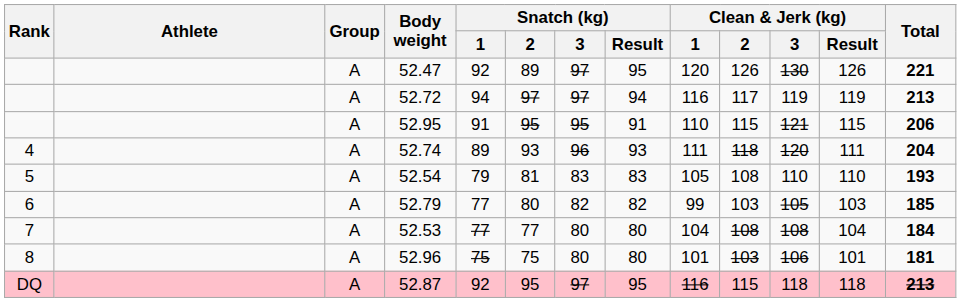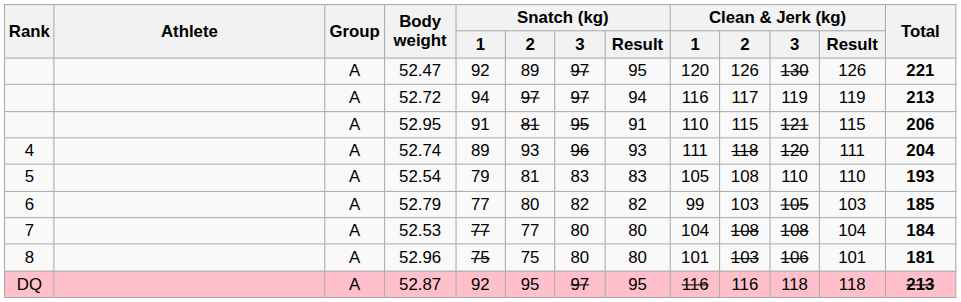(530, 124) 95 -> (530, 124) 81
(745, 284) 115 -> (745, 284) 116
